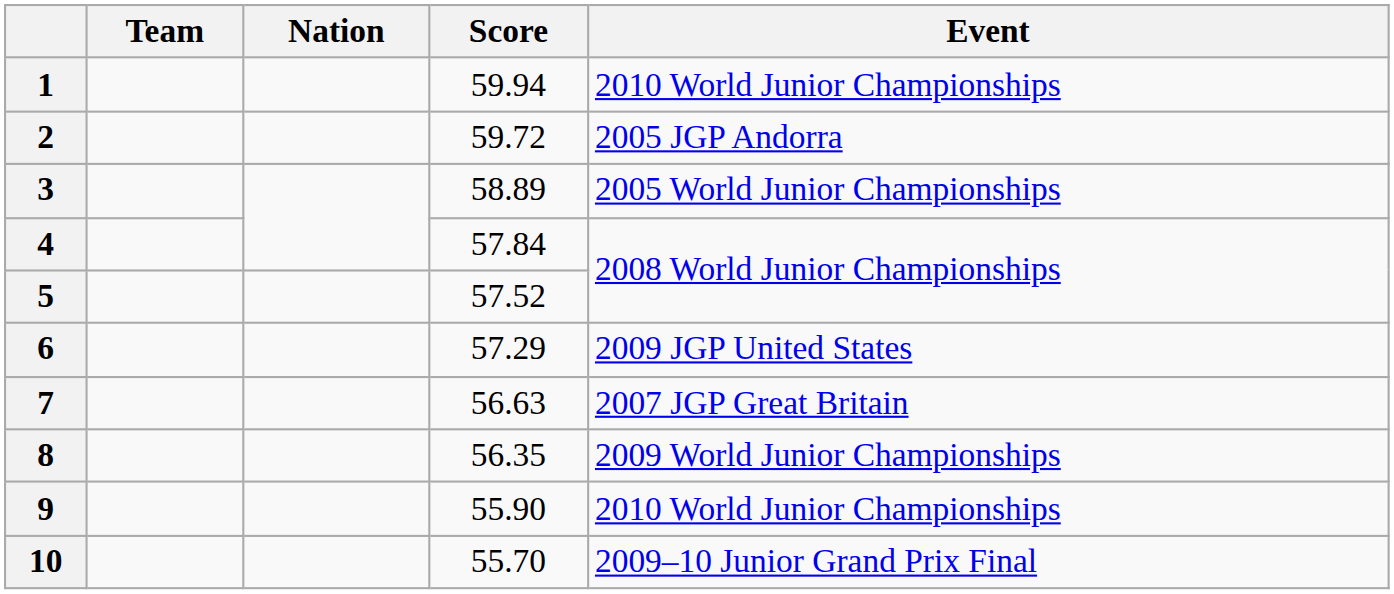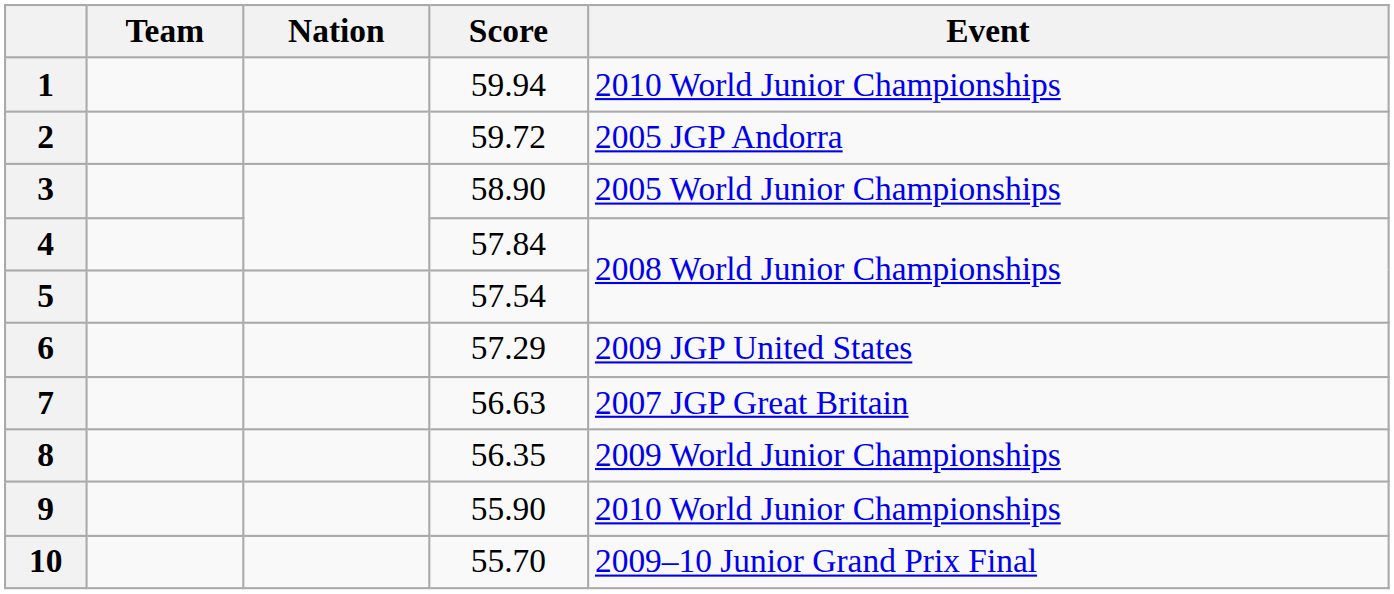(508, 190) 58.89 -> (508, 190) 58.90
(508, 296) 57.52 -> (508, 296) 57.54
